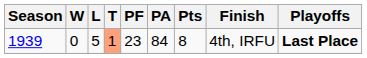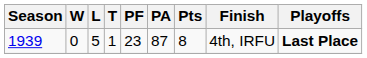(112, 41) lightsalmon background -> (112, 41) no background
(160, 41) 84 -> (160, 41) 87
